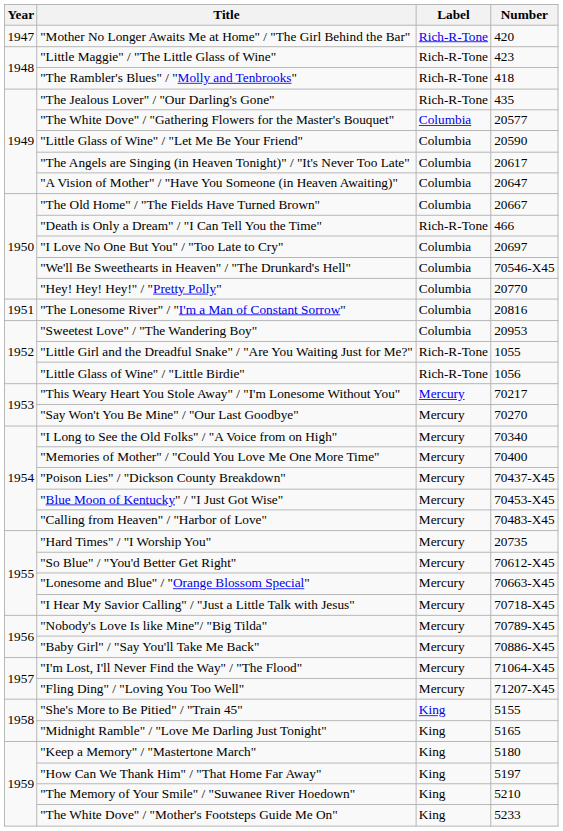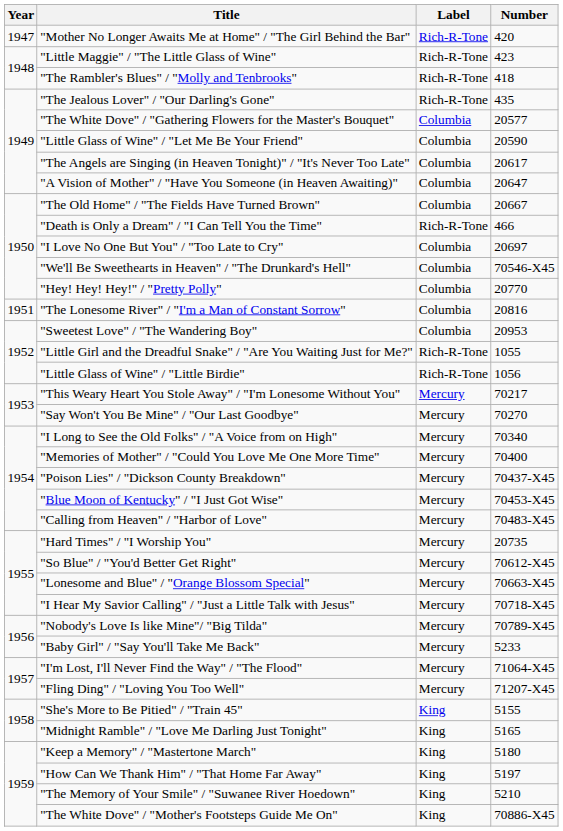(524, 646) 70886-X45 -> (507, 646) 5233
(507, 815) 5233 -> (524, 815) 70886-X45
